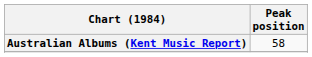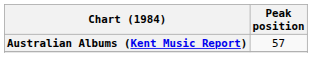(278, 43) 58 -> (278, 43) 57
